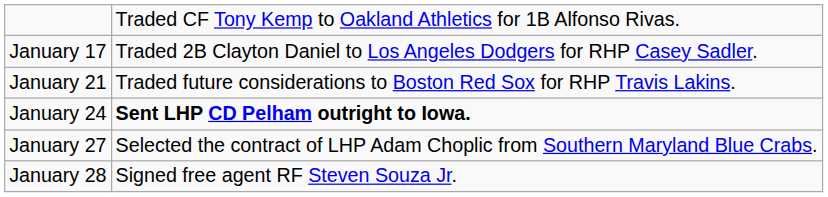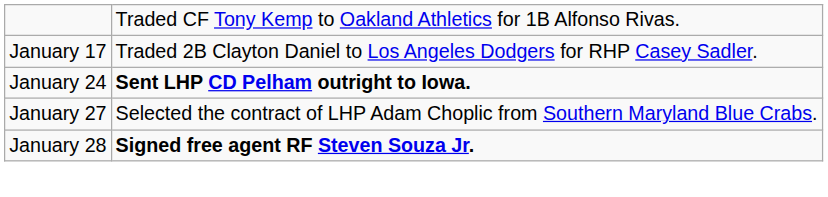- row: (58, 82)
(286, 176) normal -> (295, 144) bold
